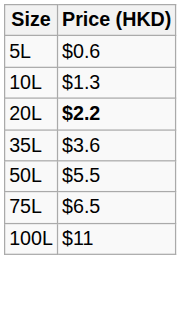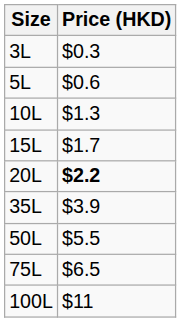+ row: (20, 51)
+ row: (26, 144)
(81, 144) $3.6 -> (81, 207) $3.9
